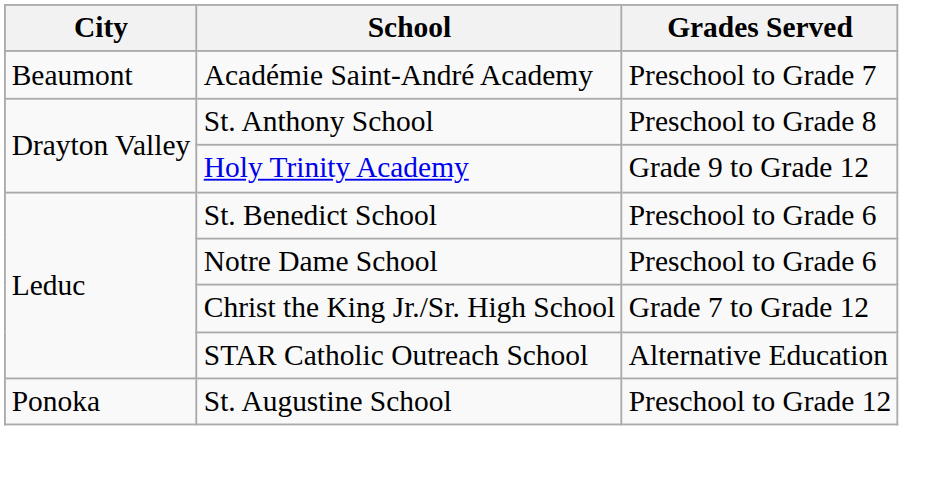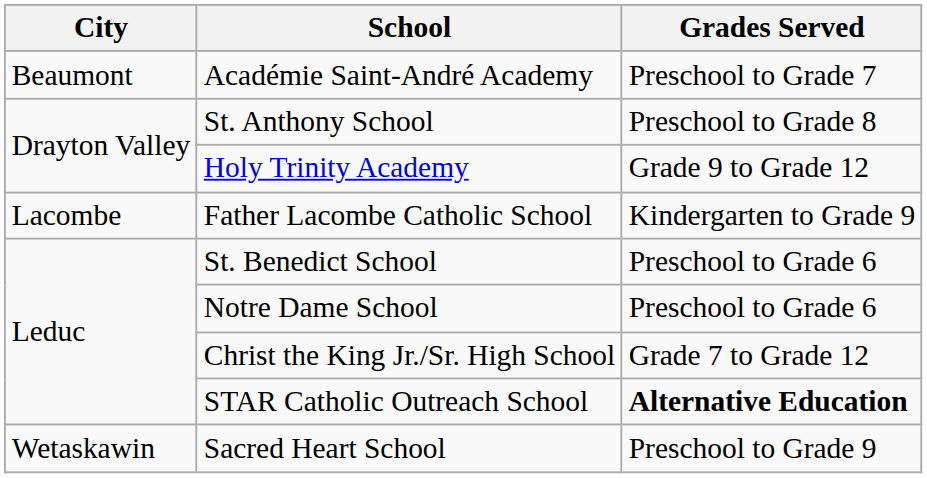+ row: (398, 214)
(758, 354) normal -> (768, 401) bold
- row: (328, 401)
+ row: (325, 448)
